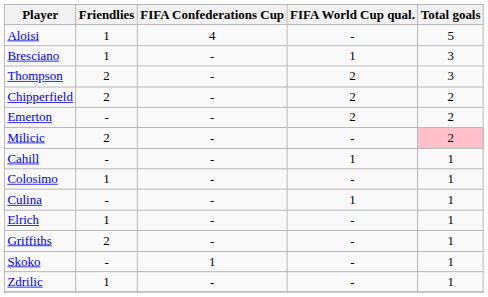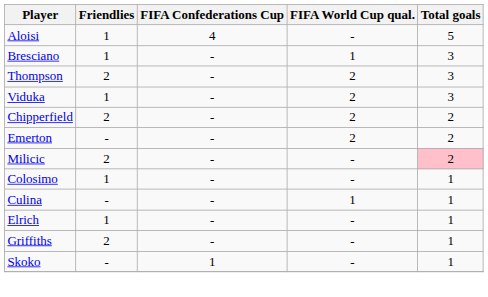+ row: (26, 96)
- row: (23, 158)
- row: (25, 281)
